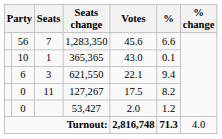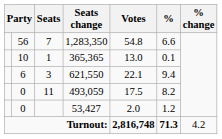(133, 41) 45.6 -> (133, 41) 54.8
(133, 58) 43.0 -> (133, 58) 13.0
(86, 91) 127,267 -> (86, 91) 493,059
(199, 125) 4.0 -> (199, 125) 4.2
